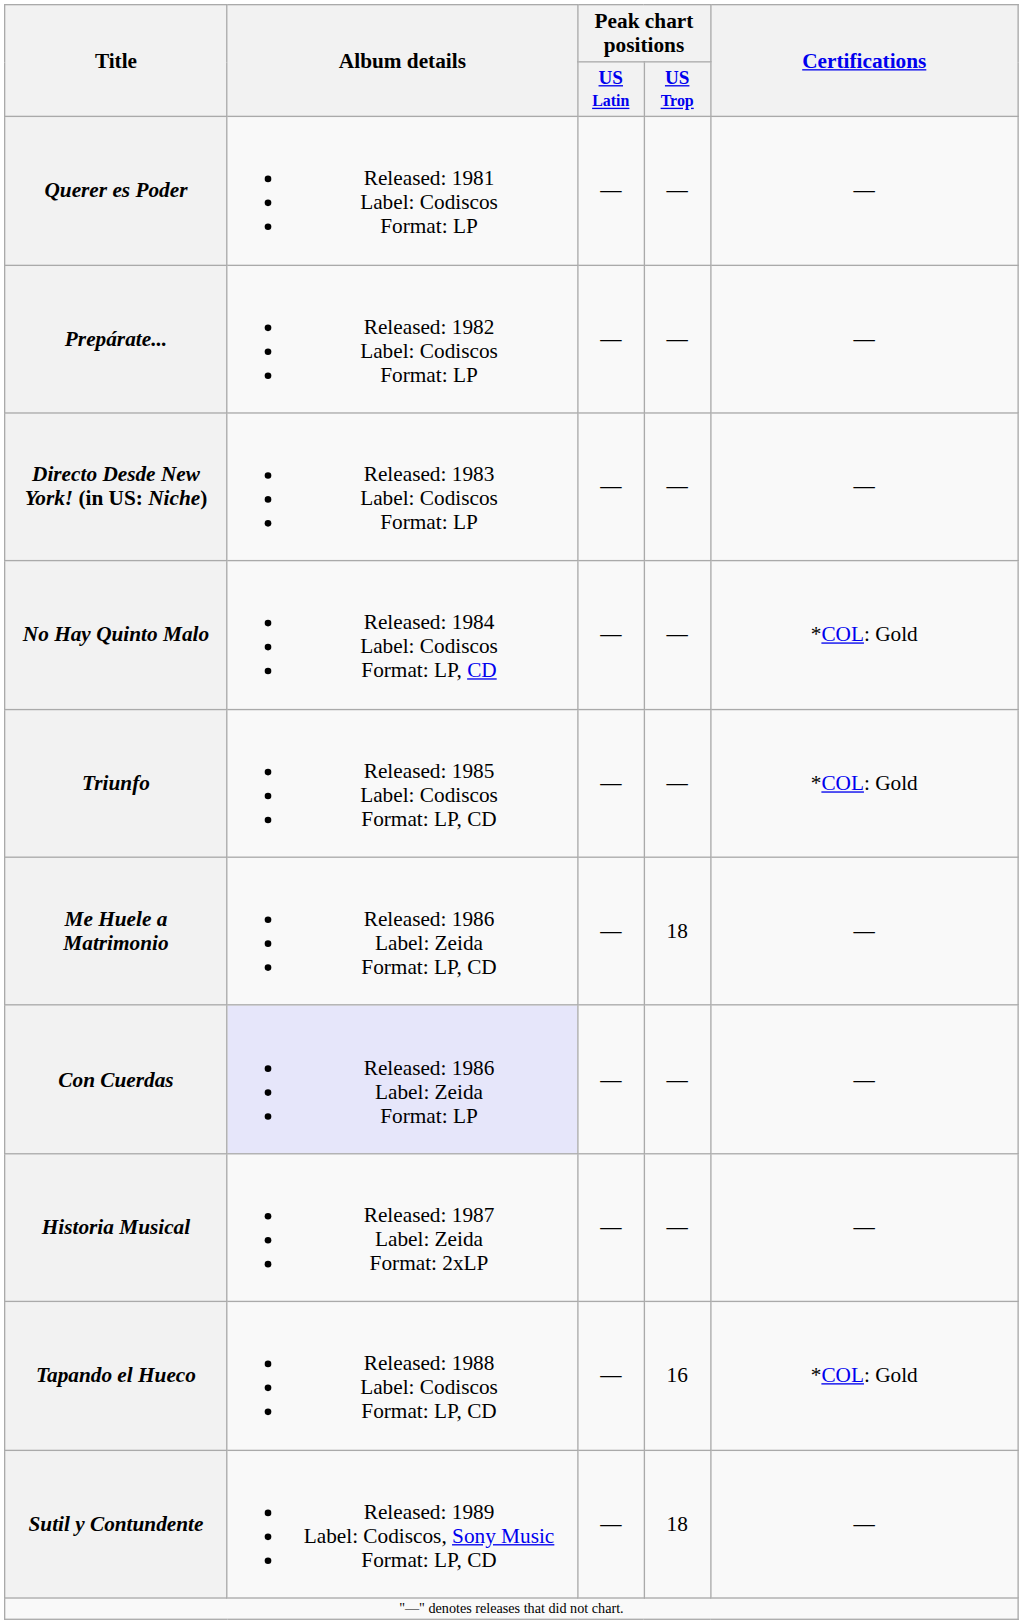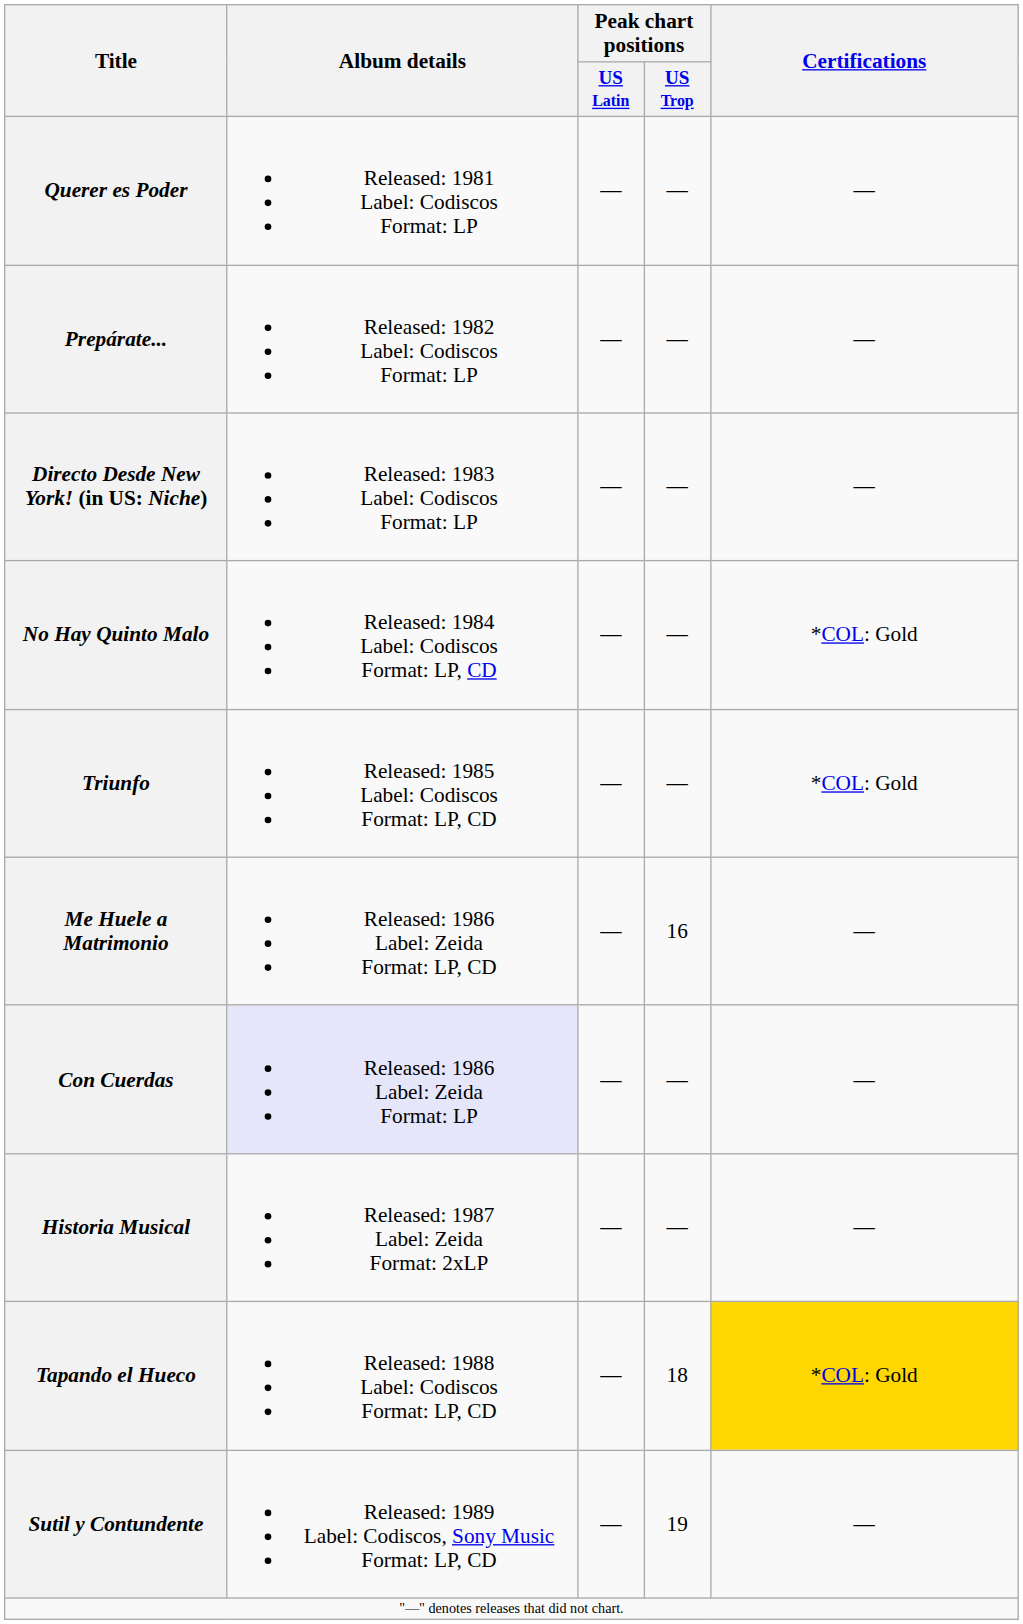(677, 931) 18 -> (677, 931) 16
(677, 1375) 16 -> (677, 1375) 18
(864, 1375) no background -> (864, 1375) gold background
(677, 1523) 18 -> (677, 1523) 19
